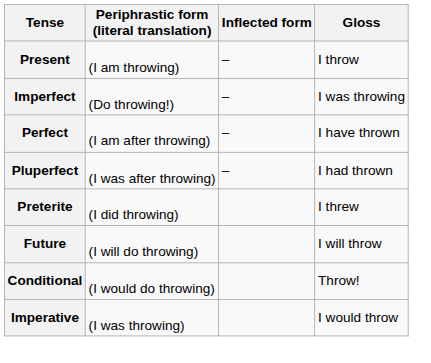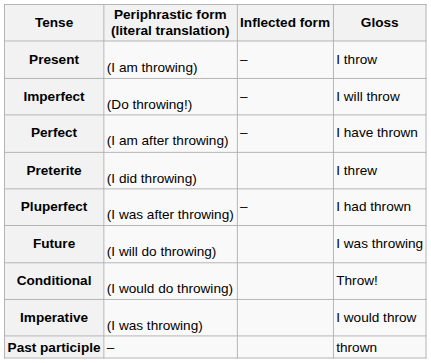(362, 96) I was throwing -> (368, 96) I will throw
rows swapped: (45, 170) <-> (45, 207)
(350, 244) I will throw -> (380, 244) I was throwing
+ row: (54, 347)
